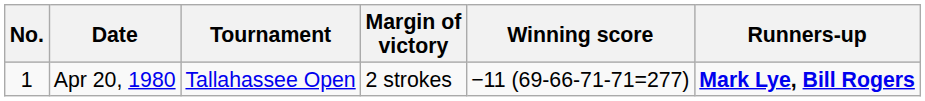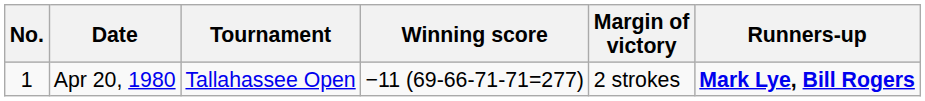columns swapped: (580, 34) <-> (413, 34)
